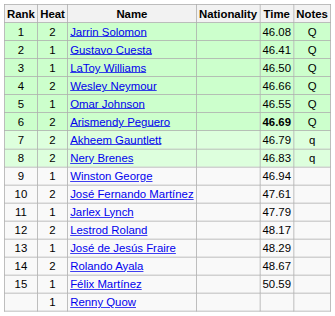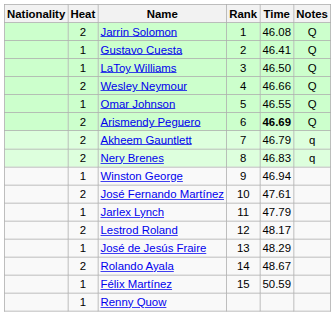columns swapped: (21, 14) <-> (228, 14)
